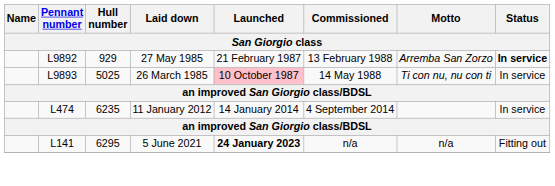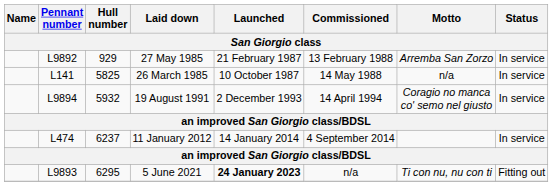(522, 59) bold -> (522, 59) normal
(62, 76) L9893 -> (62, 76) L141
(108, 76) 5025 -> (108, 76) 5825
(259, 76) pink background -> (259, 76) no background
(446, 76) Ti con nu, nu con ti -> (447, 76) n/a
+ row: (172, 99)
(108, 110) 6235 -> (108, 139) 6237
(62, 144) L141 -> (62, 173) L9893
(446, 144) n/a -> (447, 173) Ti con nu, nu con ti
